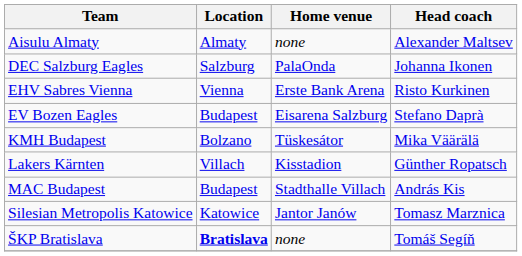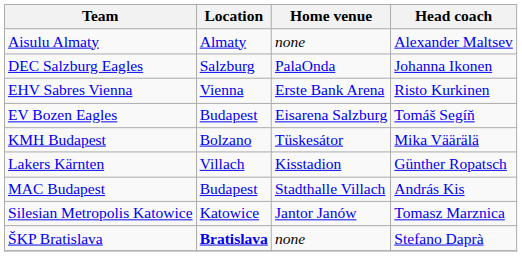(439, 115) Stefano Daprà -> (435, 115) Tomáš Segíň
(435, 238) Tomáš Segíň -> (439, 238) Stefano Daprà
